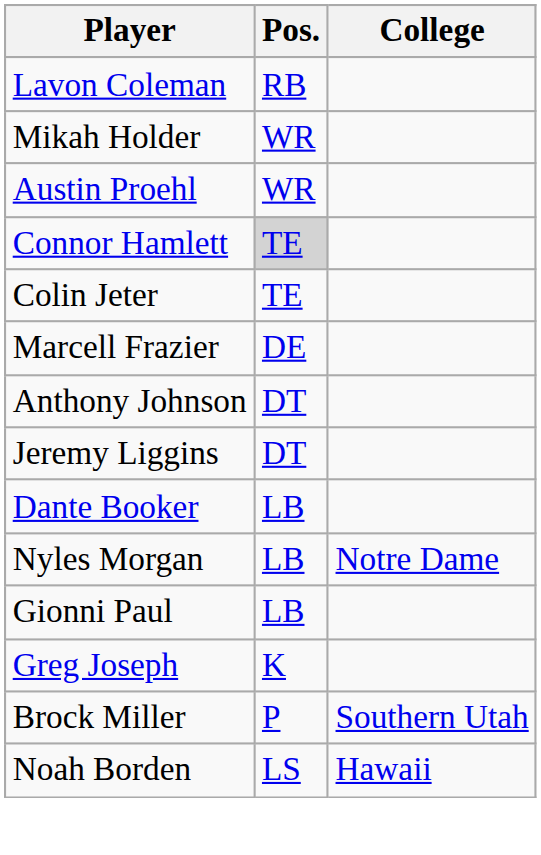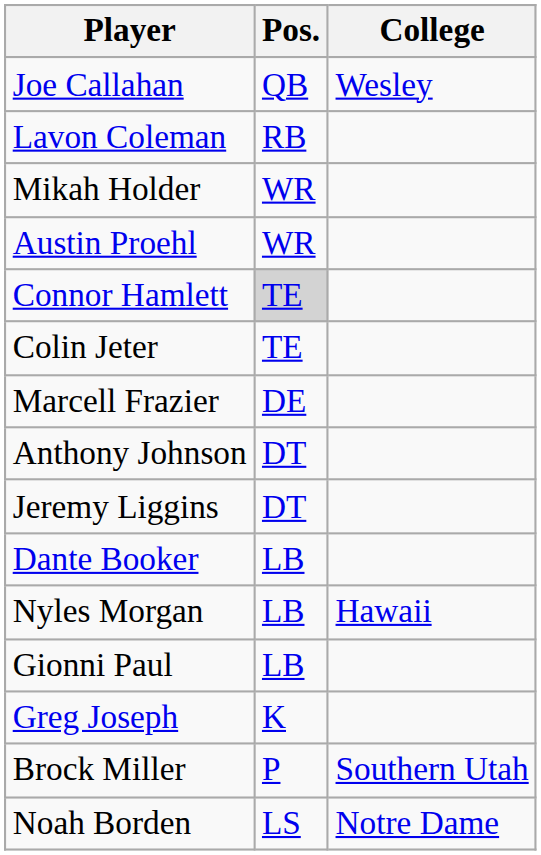+ row: (98, 83)
(417, 558) Notre Dame -> (384, 611) Hawaii
(384, 769) Hawaii -> (417, 822) Notre Dame
